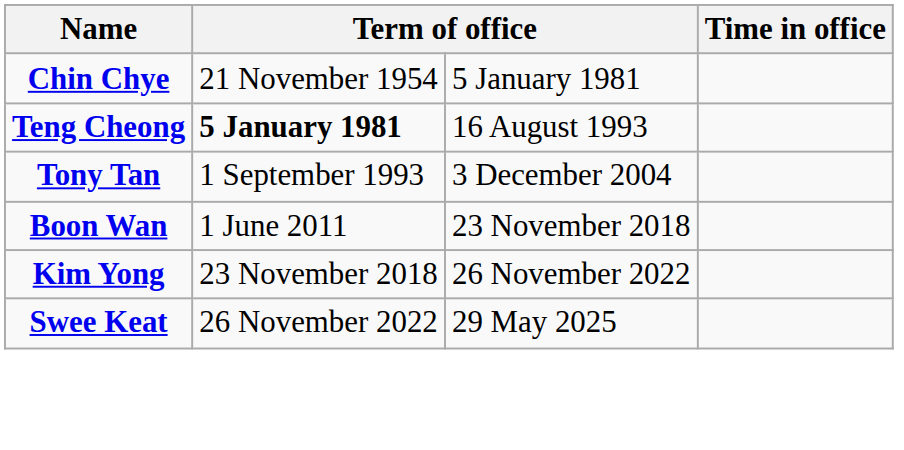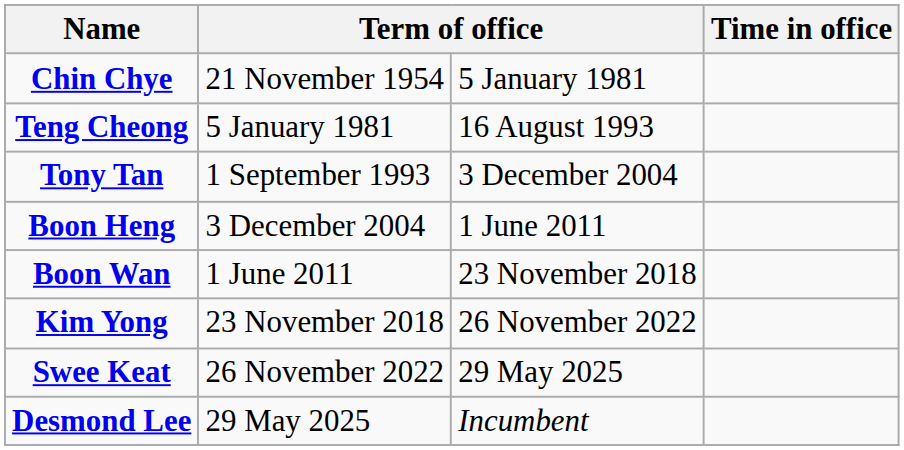(301, 126) bold -> (300, 126) normal
+ row: (102, 224)
+ row: (102, 420)
